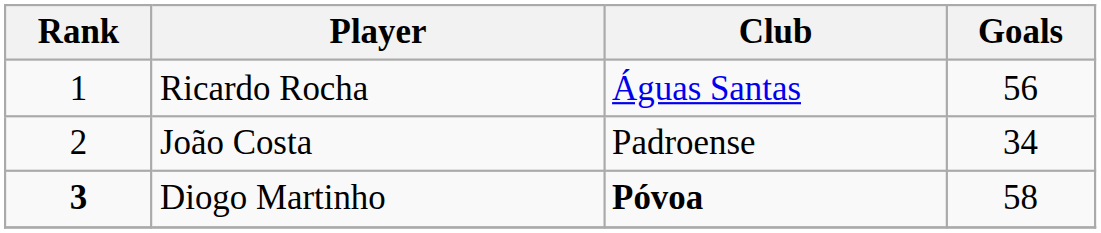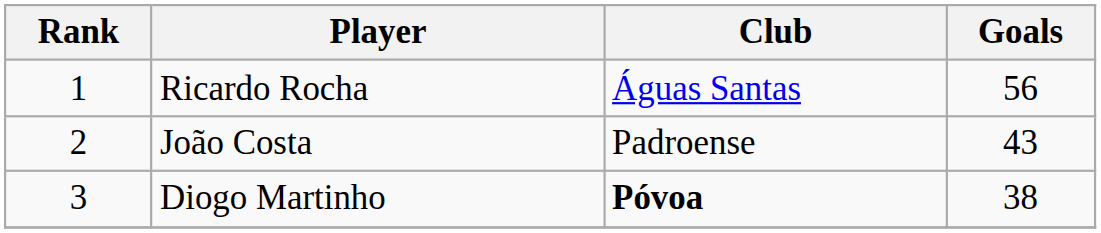(1021, 142) 34 -> (1021, 142) 43
(79, 198) bold -> (79, 198) normal
(1021, 198) 58 -> (1021, 198) 38
